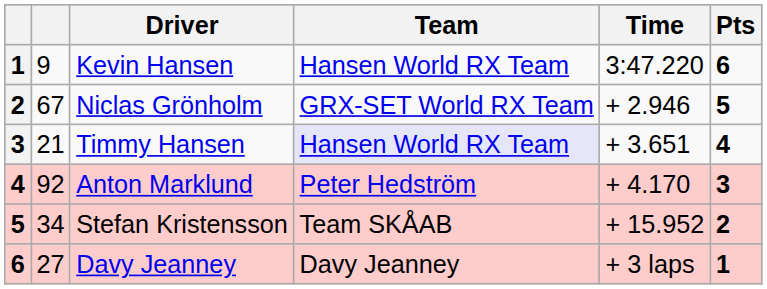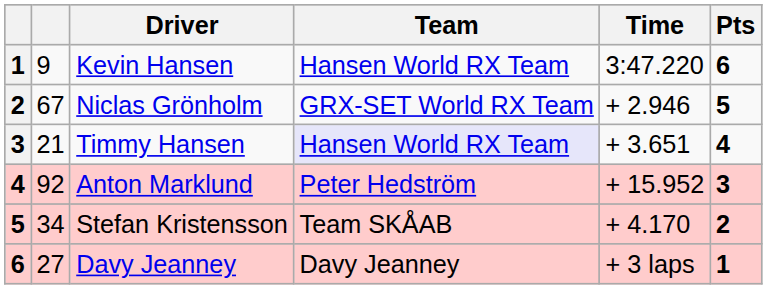(648, 185) + 4.170 -> (655, 185) + 15.952
(655, 225) + 15.952 -> (648, 225) + 4.170
